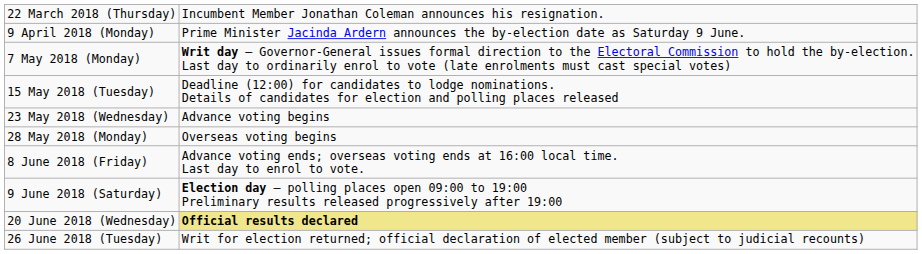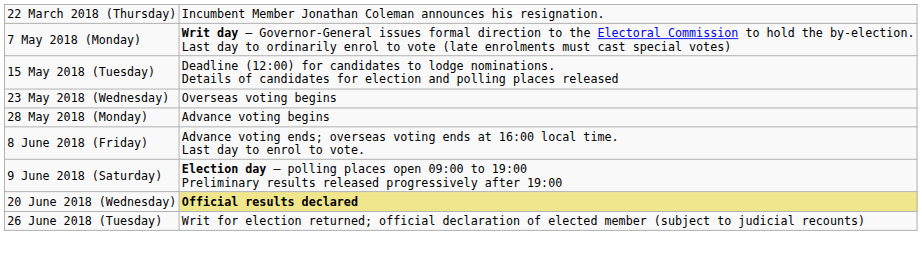- row: (81, 33)
(256, 117) Advance voting begins -> (259, 98) Overseas voting begins
(259, 136) Overseas voting begins -> (256, 117) Advance voting begins
